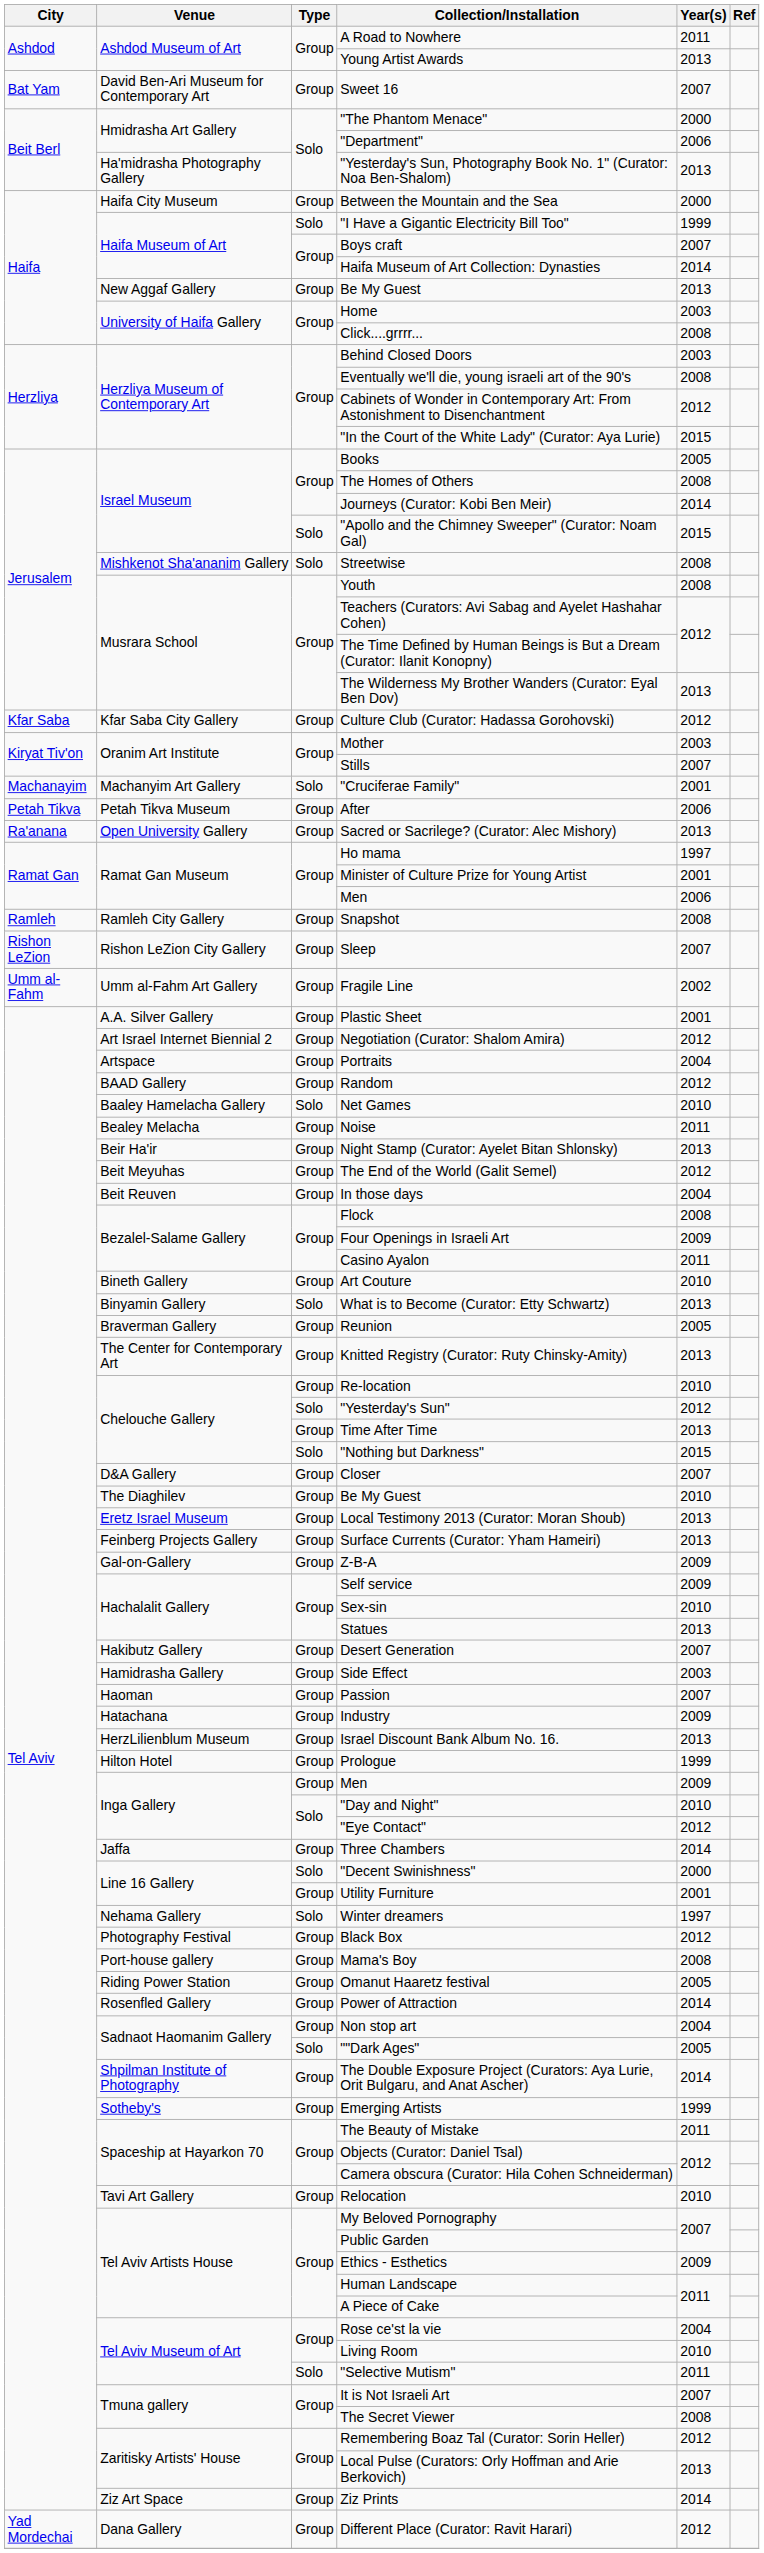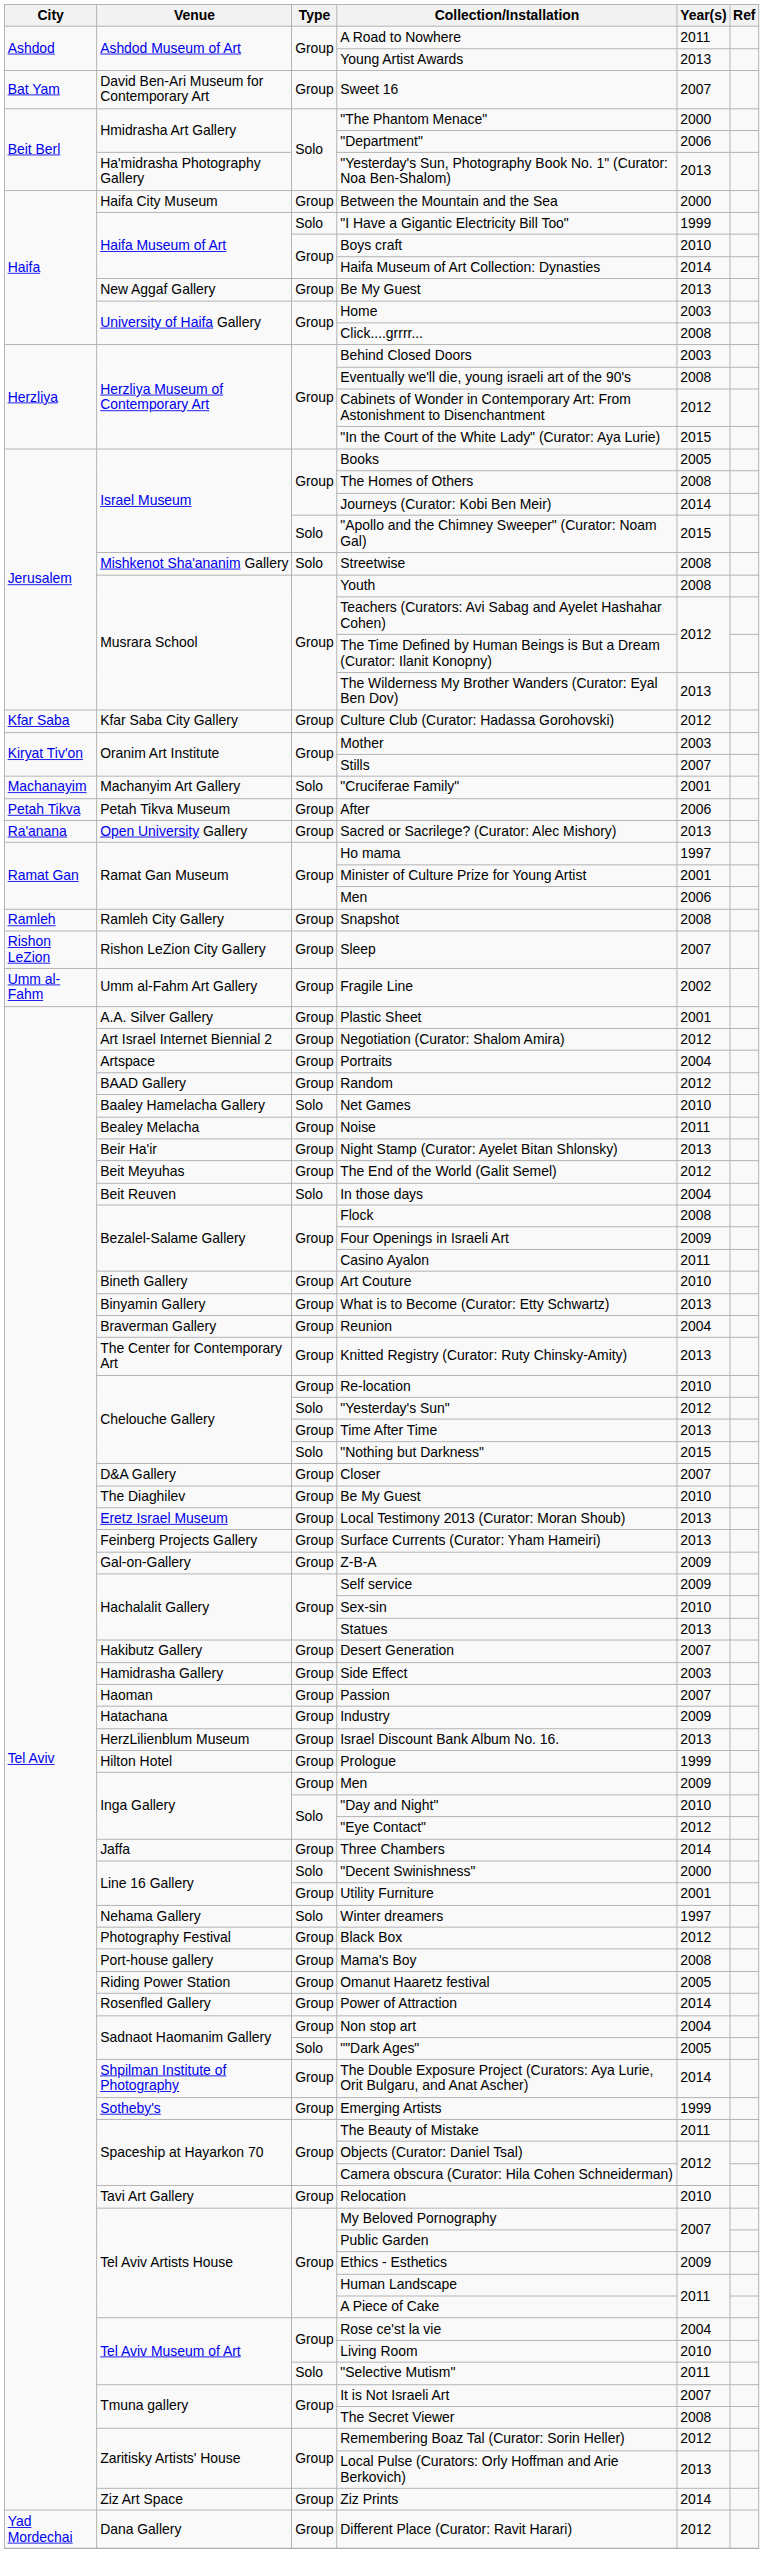(696, 245) 2007 -> (696, 245) 2010
(314, 1194) Group -> (309, 1194) Solo
(309, 1304) Solo -> (314, 1304) Group
(696, 1326) 2005 -> (696, 1326) 2004
